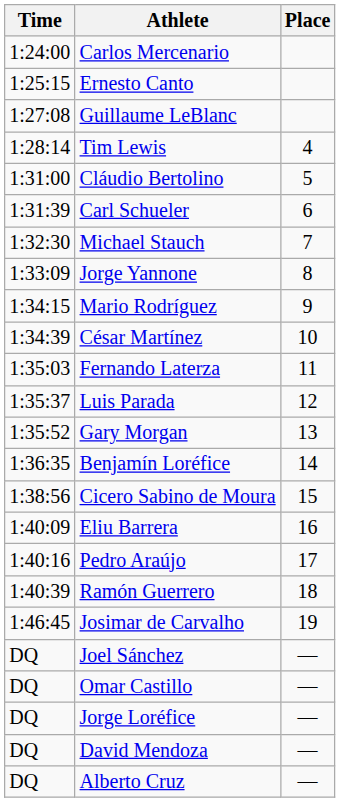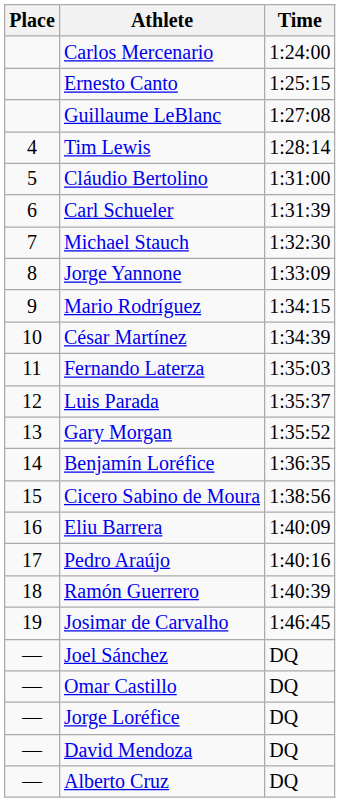columns swapped: (308, 20) <-> (40, 20)
